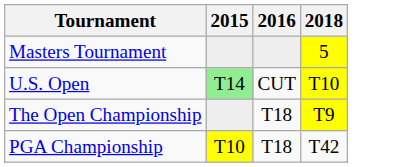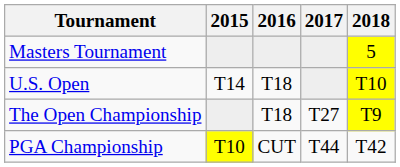+ column: (324, 20)
(230, 83) lightgreen background -> (230, 83) no background
(277, 83) CUT -> (277, 83) T18
(277, 146) T18 -> (277, 146) CUT
